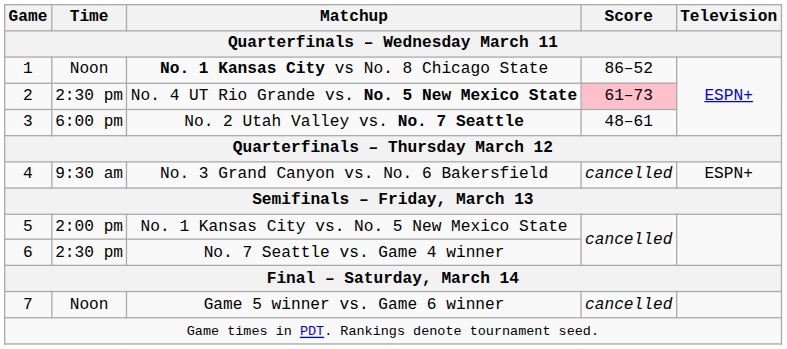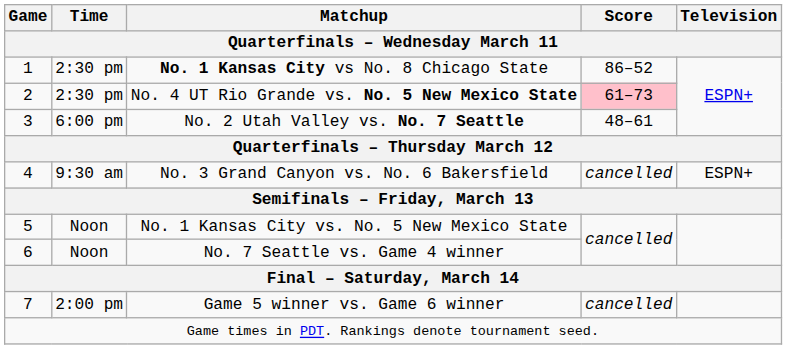(89, 70) Noon -> (89, 70) 2:30 pm
(89, 227) 2:00 pm -> (89, 227) Noon
(89, 253) 2:30 pm -> (89, 253) Noon
(89, 305) Noon -> (89, 305) 2:00 pm
